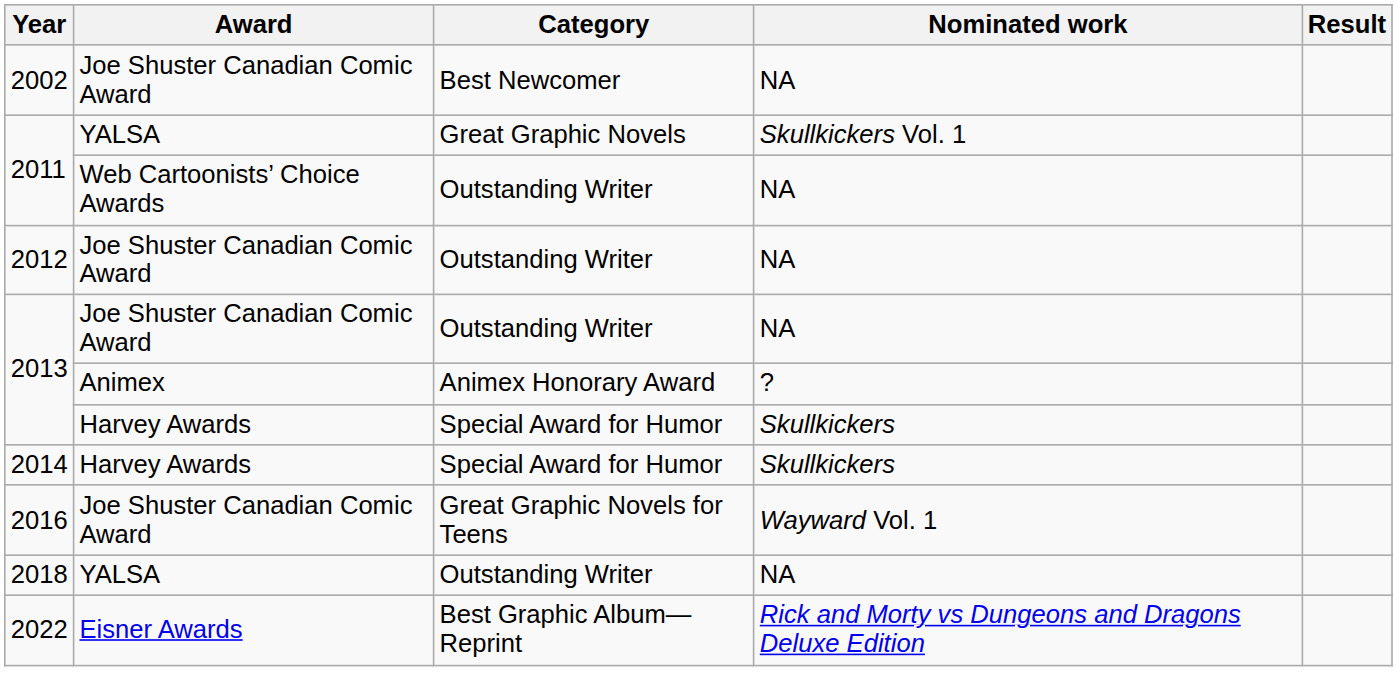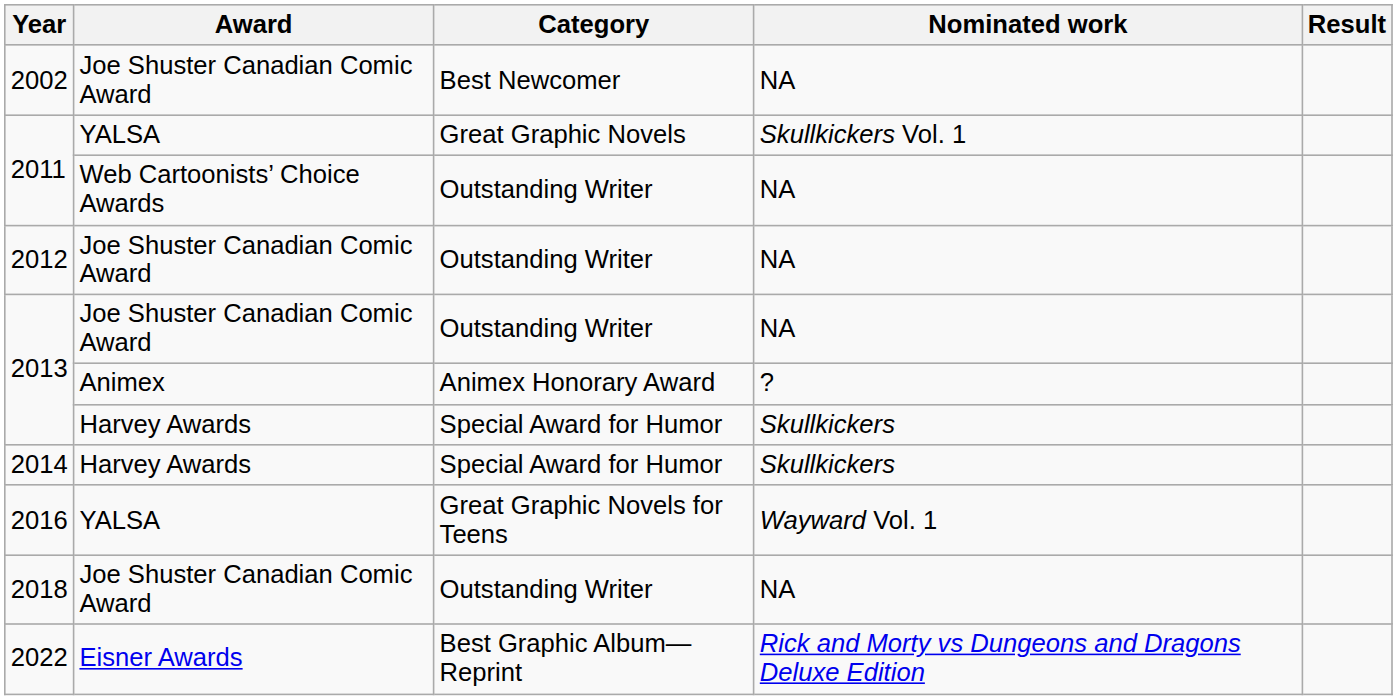(246, 519) Joe Shuster Canadian Comic Award -> (120, 519) YALSA
(120, 574) YALSA -> (246, 589) Joe Shuster Canadian Comic Award
